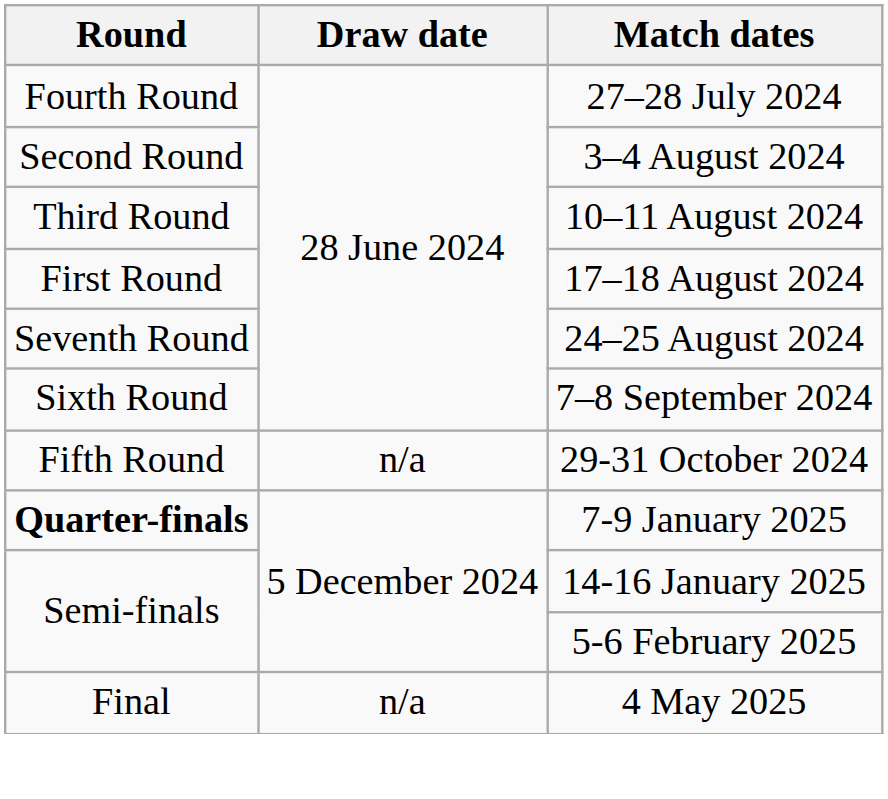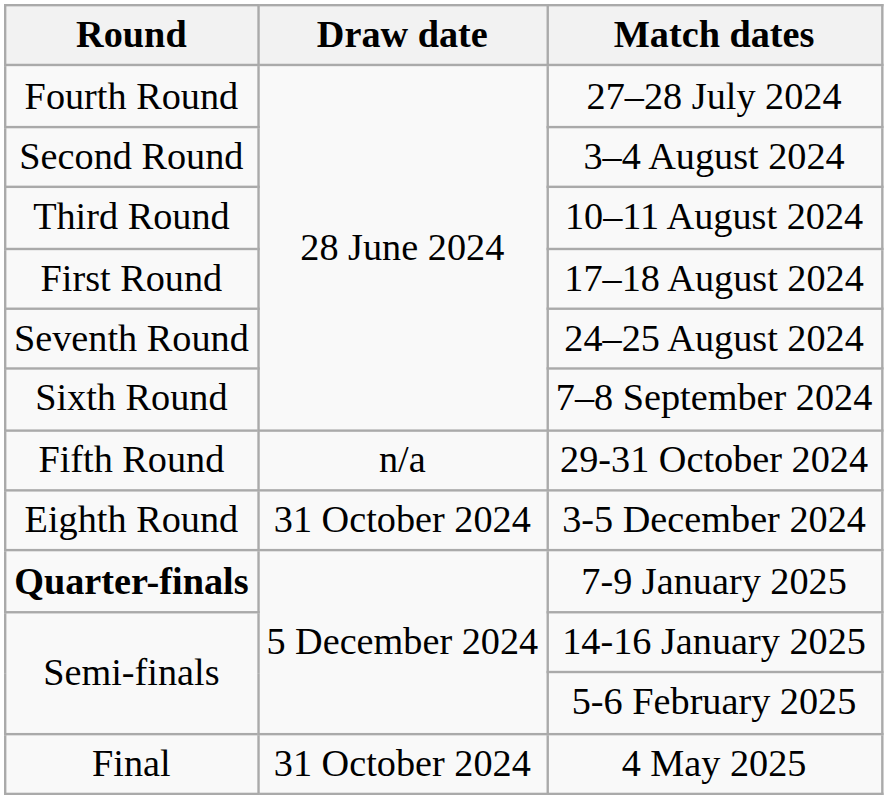+ row: (714, 519)
(402, 701) n/a -> (402, 762) 31 October 2024
